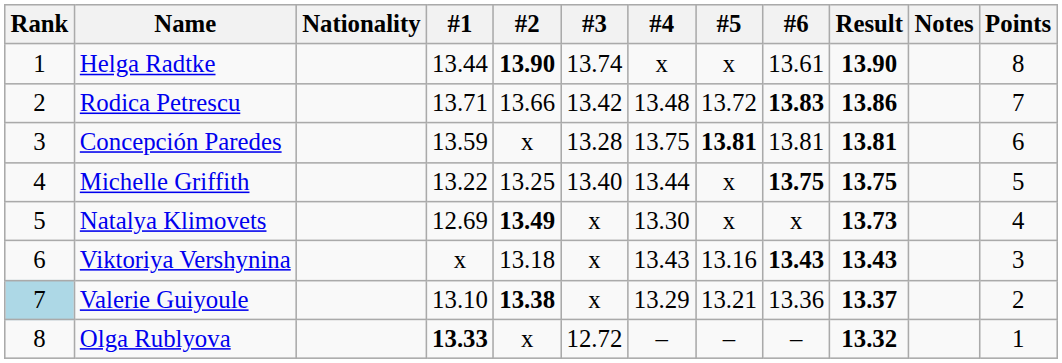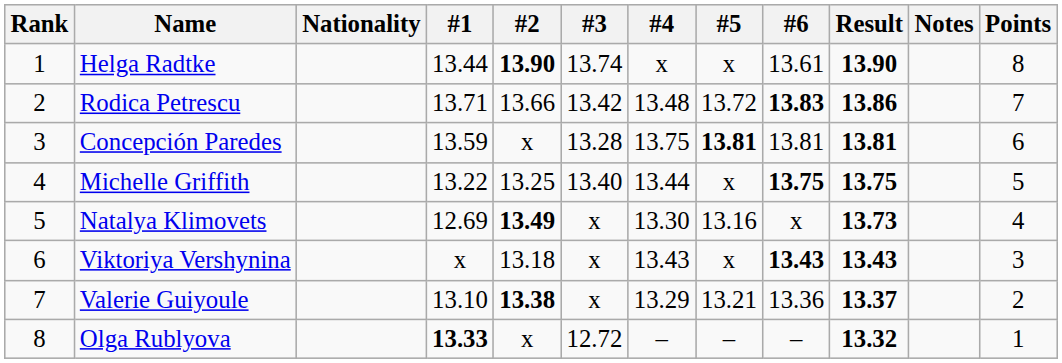(729, 220) x -> (729, 220) 13.16
(729, 260) 13.16 -> (729, 260) x
(39, 299) lightblue background -> (39, 299) no background
